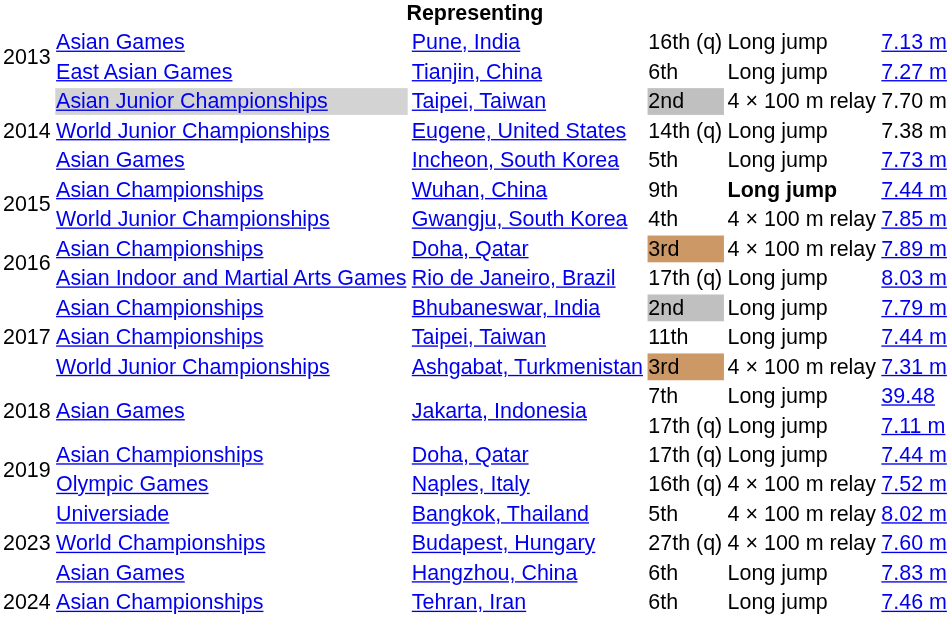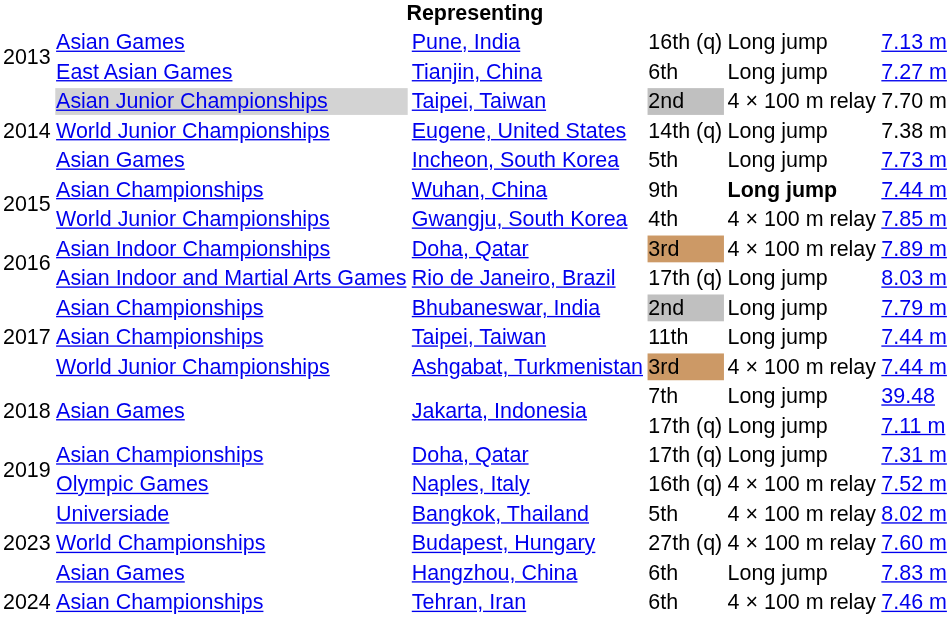(160, 248) Asian Championships -> (193, 248) Asian Indoor Championships
(914, 366) 7.31 m -> (914, 366) 7.44 m
(914, 455) 7.44 m -> (914, 455) 7.31 m
(778, 602) Long jump -> (802, 602) 4 × 100 m relay
